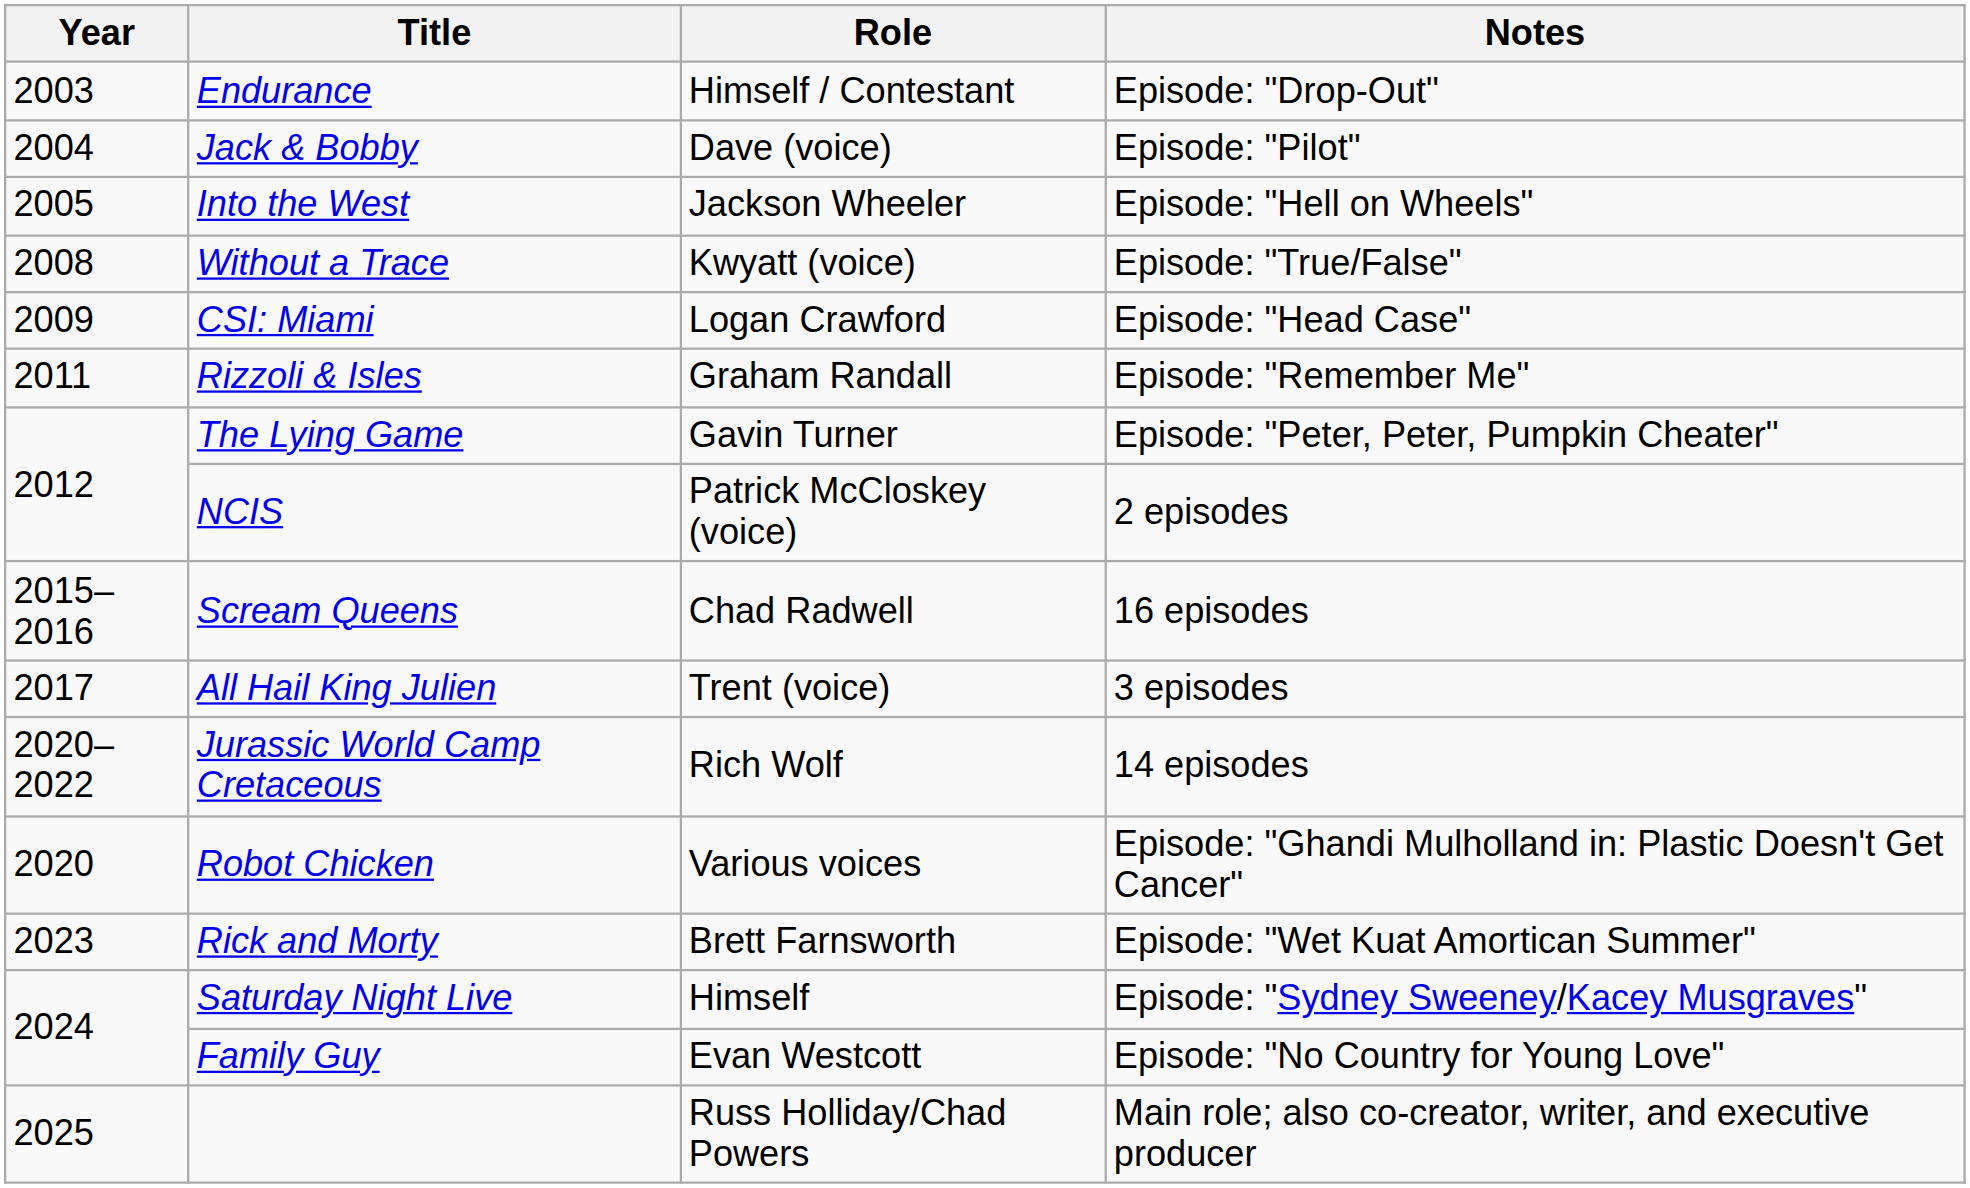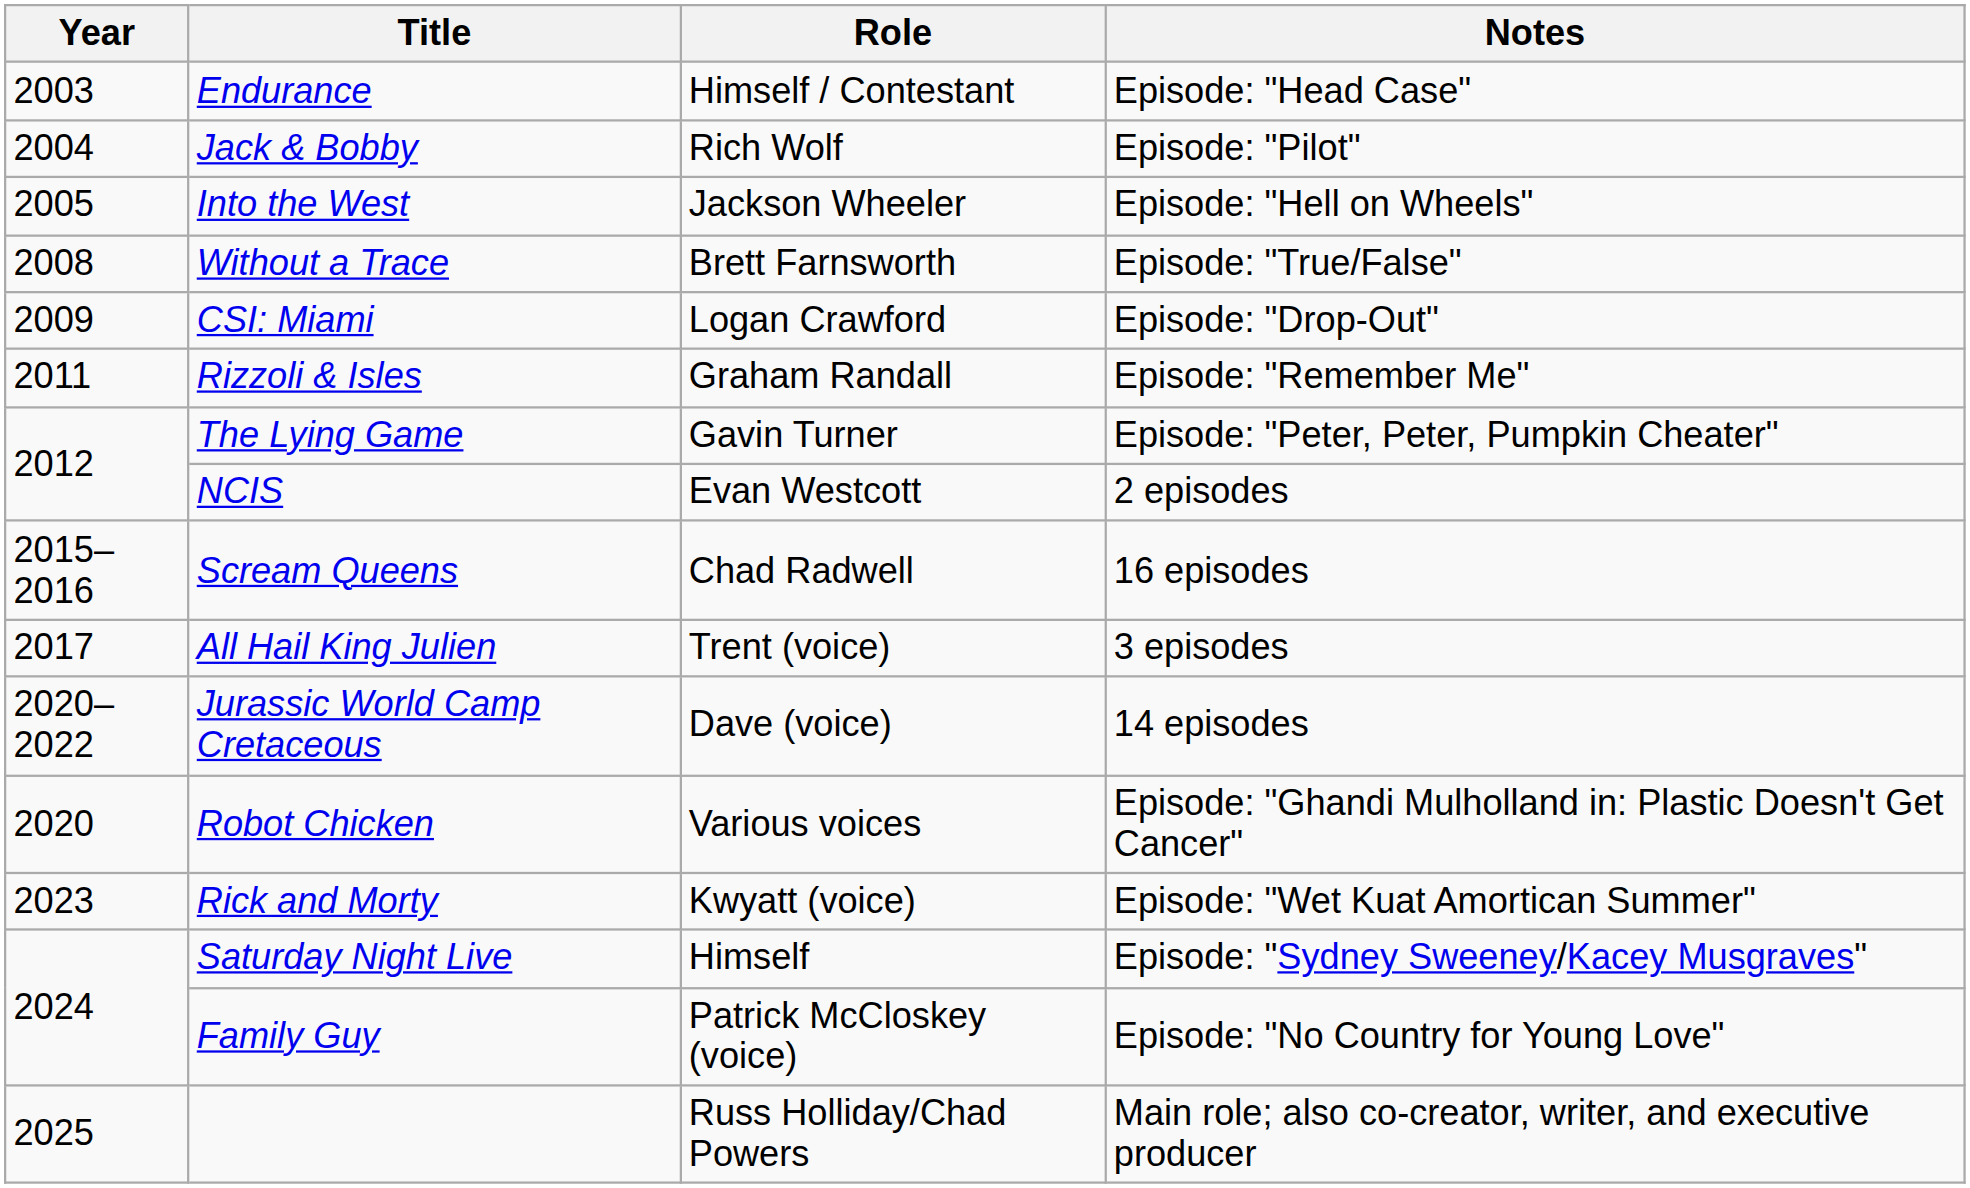(1276, 90) Episode: "Drop-Out" -> (1292, 90) Episode: "Head Case"
(790, 147) Dave (voice) -> (766, 147) Rich Wolf
(802, 262) Kwyatt (voice) -> (822, 262) Brett Farnsworth
(1292, 319) Episode: "Head Case" -> (1276, 319) Episode: "Drop-Out"
(837, 512) Patrick McCloskey (voice) -> (805, 491) Evan Westcott
(766, 765) Rich Wolf -> (790, 725) Dave (voice)
(822, 941) Brett Farnsworth -> (802, 900) Kwyatt (voice)
(805, 1056) Evan Westcott -> (837, 1035) Patrick McCloskey (voice)
